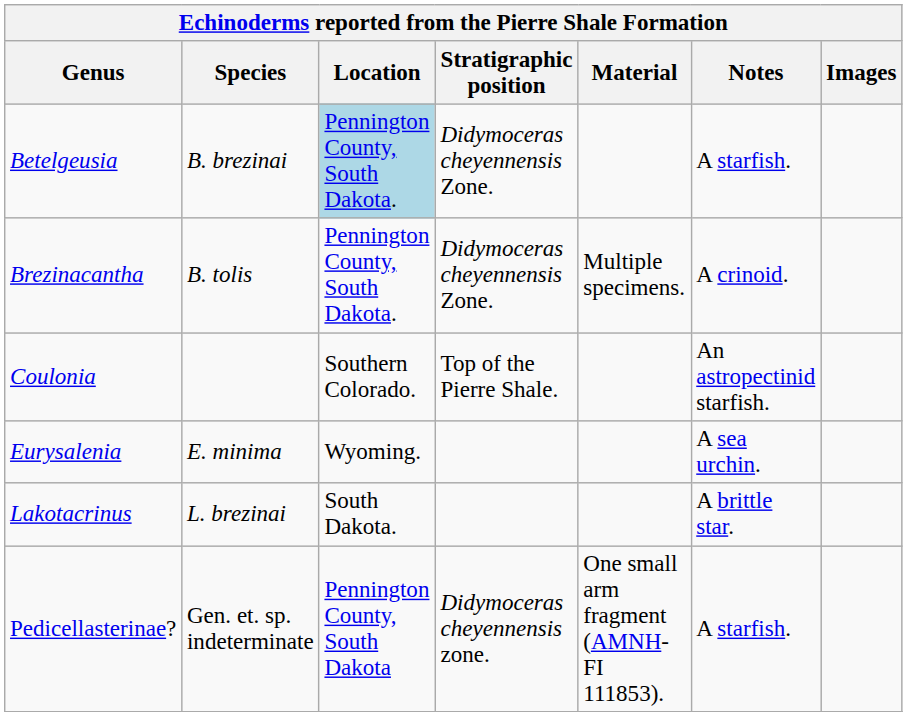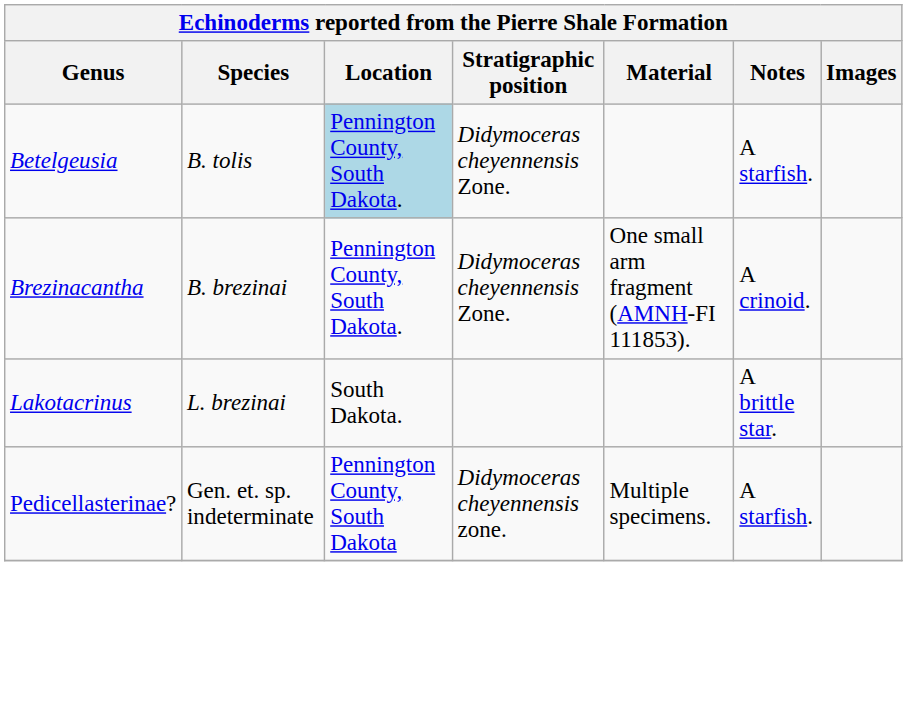(237, 160) B. brezinai -> (220, 160) B. tolis
(220, 274) B. tolis -> (237, 287) B. brezinai
(634, 274) Multiple specimens. -> (663, 287) One small arm fragment (AMNH-FI 111853).
- row: (53, 376)
- row: (66, 451)
(630, 628) One small arm fragment (AMNH-FI 111853). -> (660, 503) Multiple specimens.
